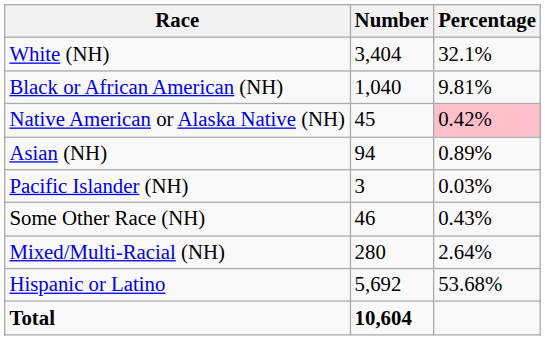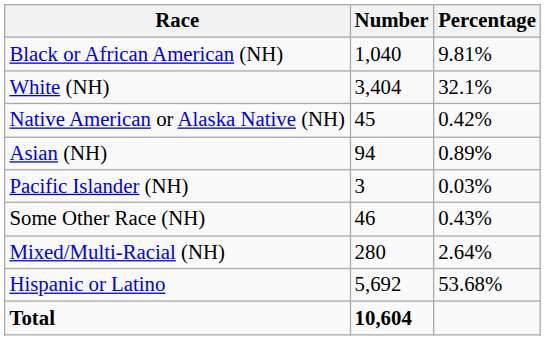rows swapped: (59, 53) <-> (146, 86)
(465, 119) pink background -> (465, 119) no background
